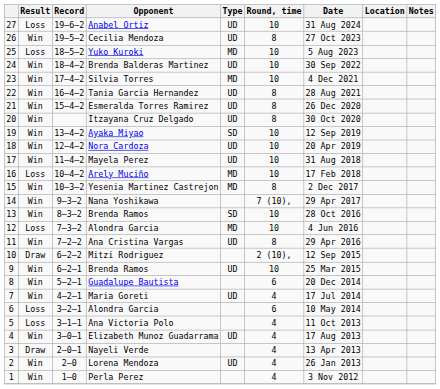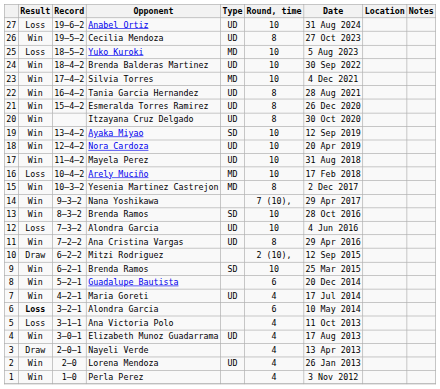(233, 228) MD -> (233, 228) UD
(233, 269) UD -> (233, 269) SD
(35, 309) normal -> (35, 309) bold
